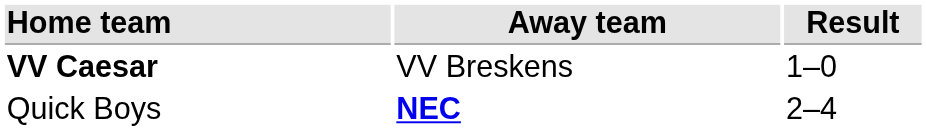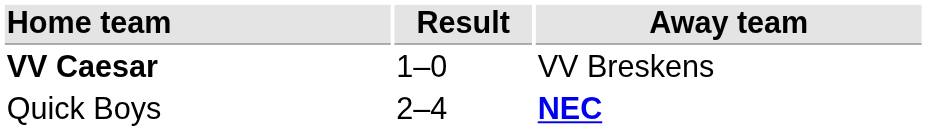columns swapped: (853, 23) <-> (587, 23)
